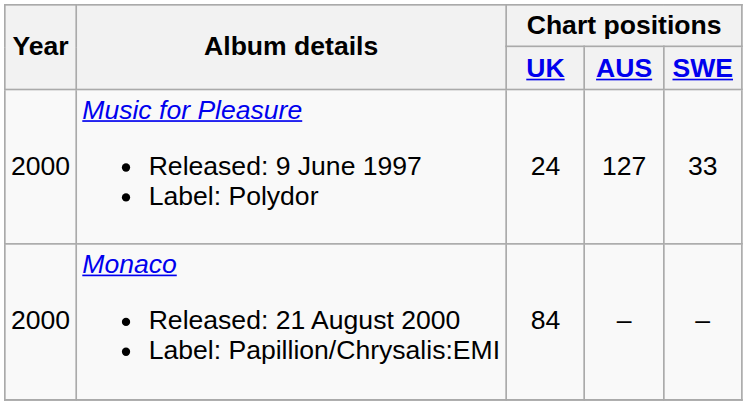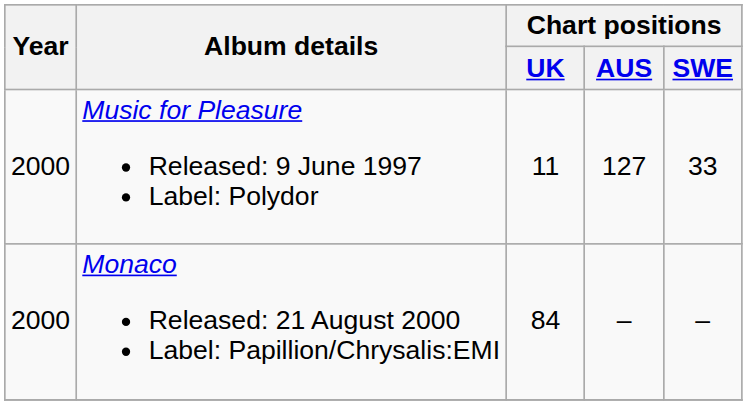(545, 166) 24 -> (545, 166) 11
